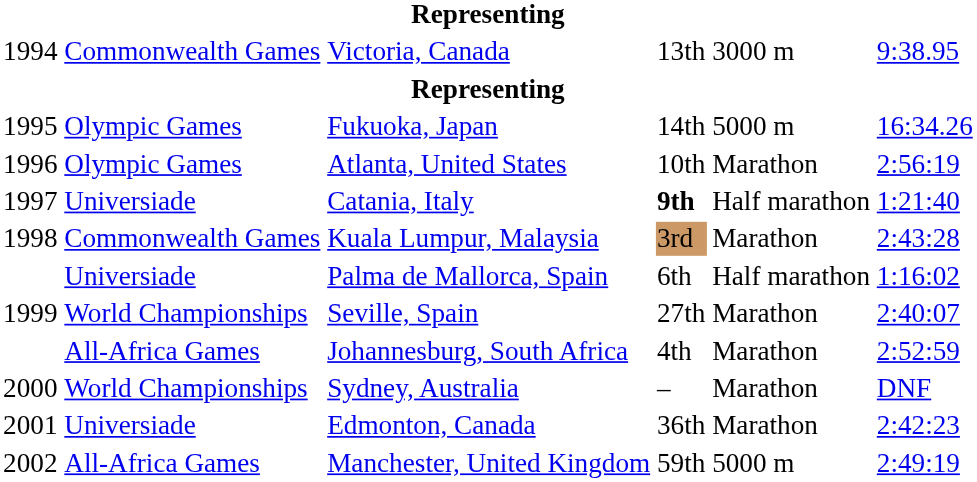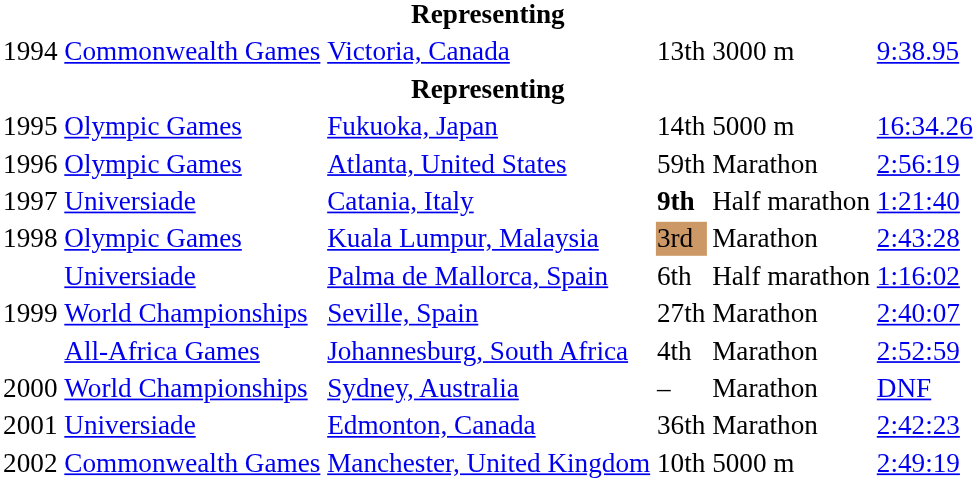(681, 163) 10th -> (681, 163) 59th
(192, 238) Commonwealth Games -> (153, 238) Olympic Games
(162, 462) All-Africa Games -> (192, 462) Commonwealth Games
(681, 462) 59th -> (681, 462) 10th
